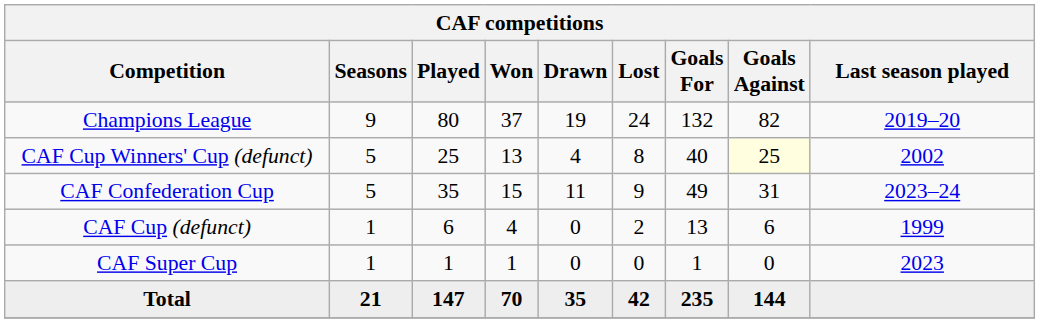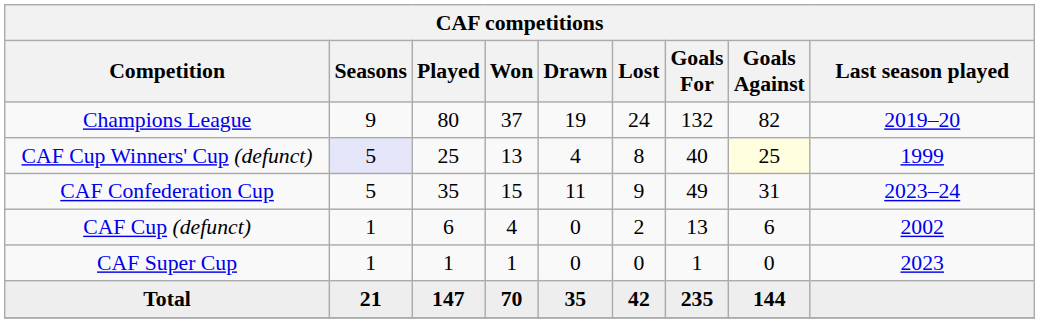(371, 155) no background -> (371, 155) lavender background
(922, 155) 2002 -> (922, 155) 1999
(922, 227) 1999 -> (922, 227) 2002
